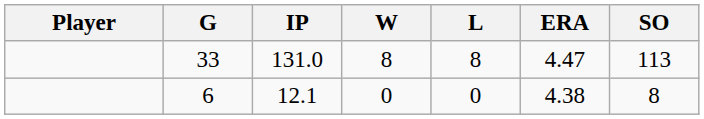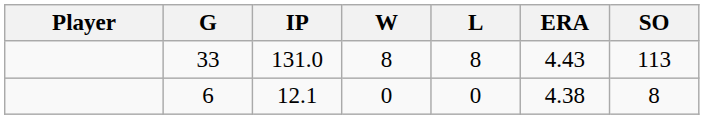(565, 59) 4.47 -> (565, 59) 4.43
